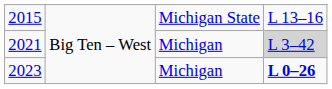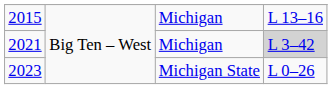(209, 17) Michigan State -> (191, 17) Michigan
(191, 70) Michigan -> (209, 70) Michigan State
(291, 70) bold -> (291, 70) normal
